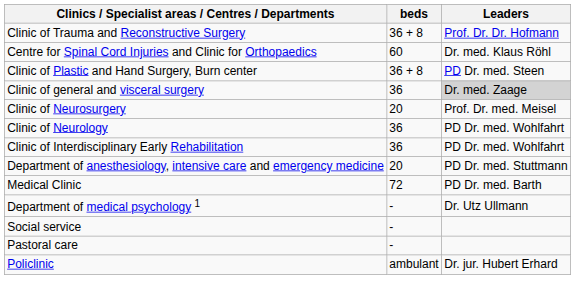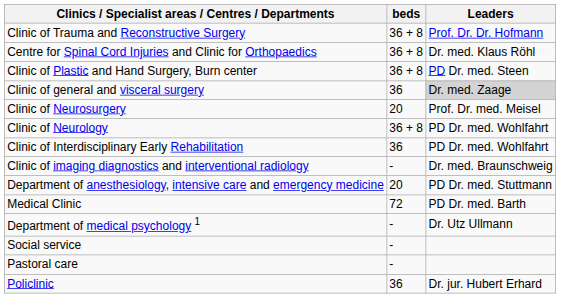(396, 52) 60 -> (406, 52) 36 + 8
(396, 128) 36 -> (406, 128) 36 + 8
+ row: (158, 166)
(414, 264) ambulant -> (396, 283) 36
